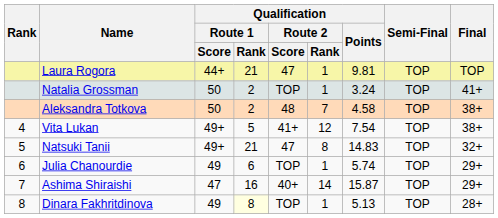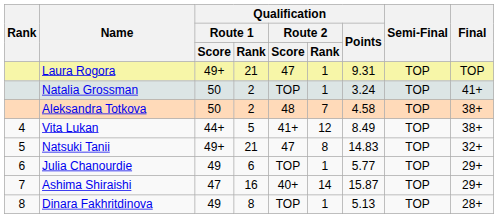(214, 71) 44+ -> (214, 71) 49+
(363, 71) 9.81 -> (363, 71) 9.31
(214, 128) 49+ -> (214, 128) 44+
(363, 128) 7.54 -> (363, 128) 8.49
(363, 166) 5.74 -> (363, 166) 5.77
(251, 204) lightyellow background -> (251, 204) no background
